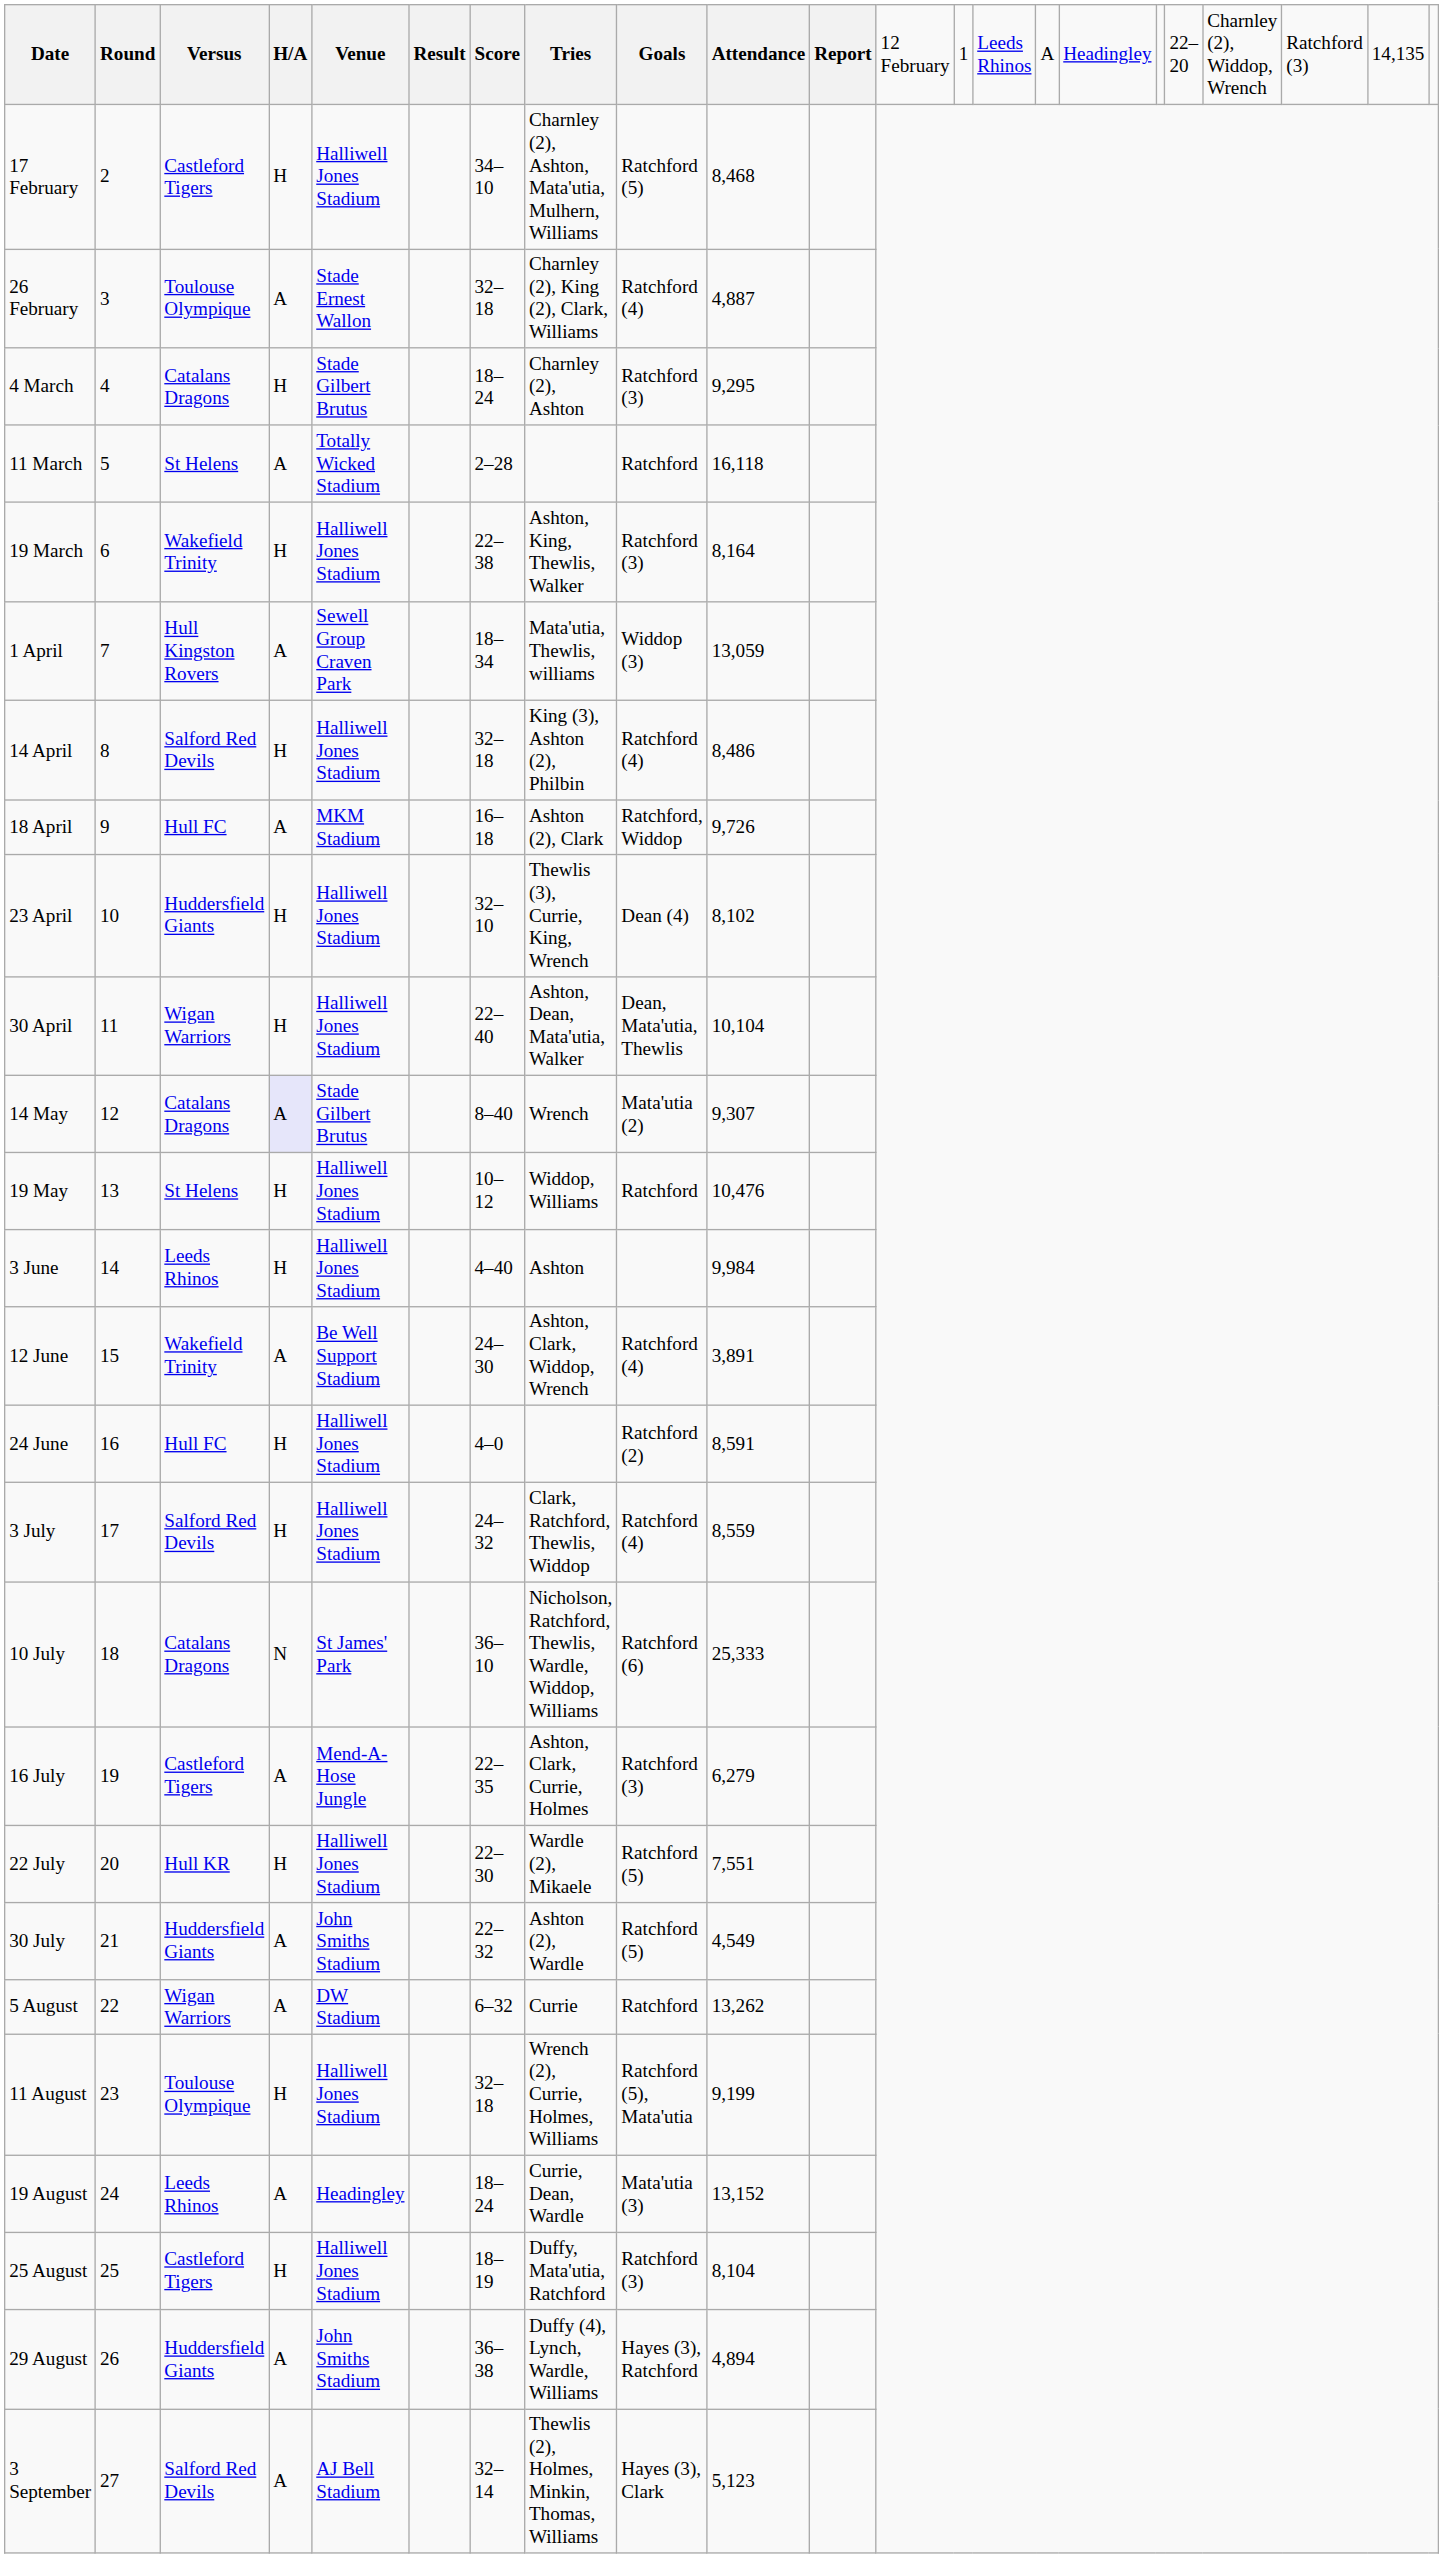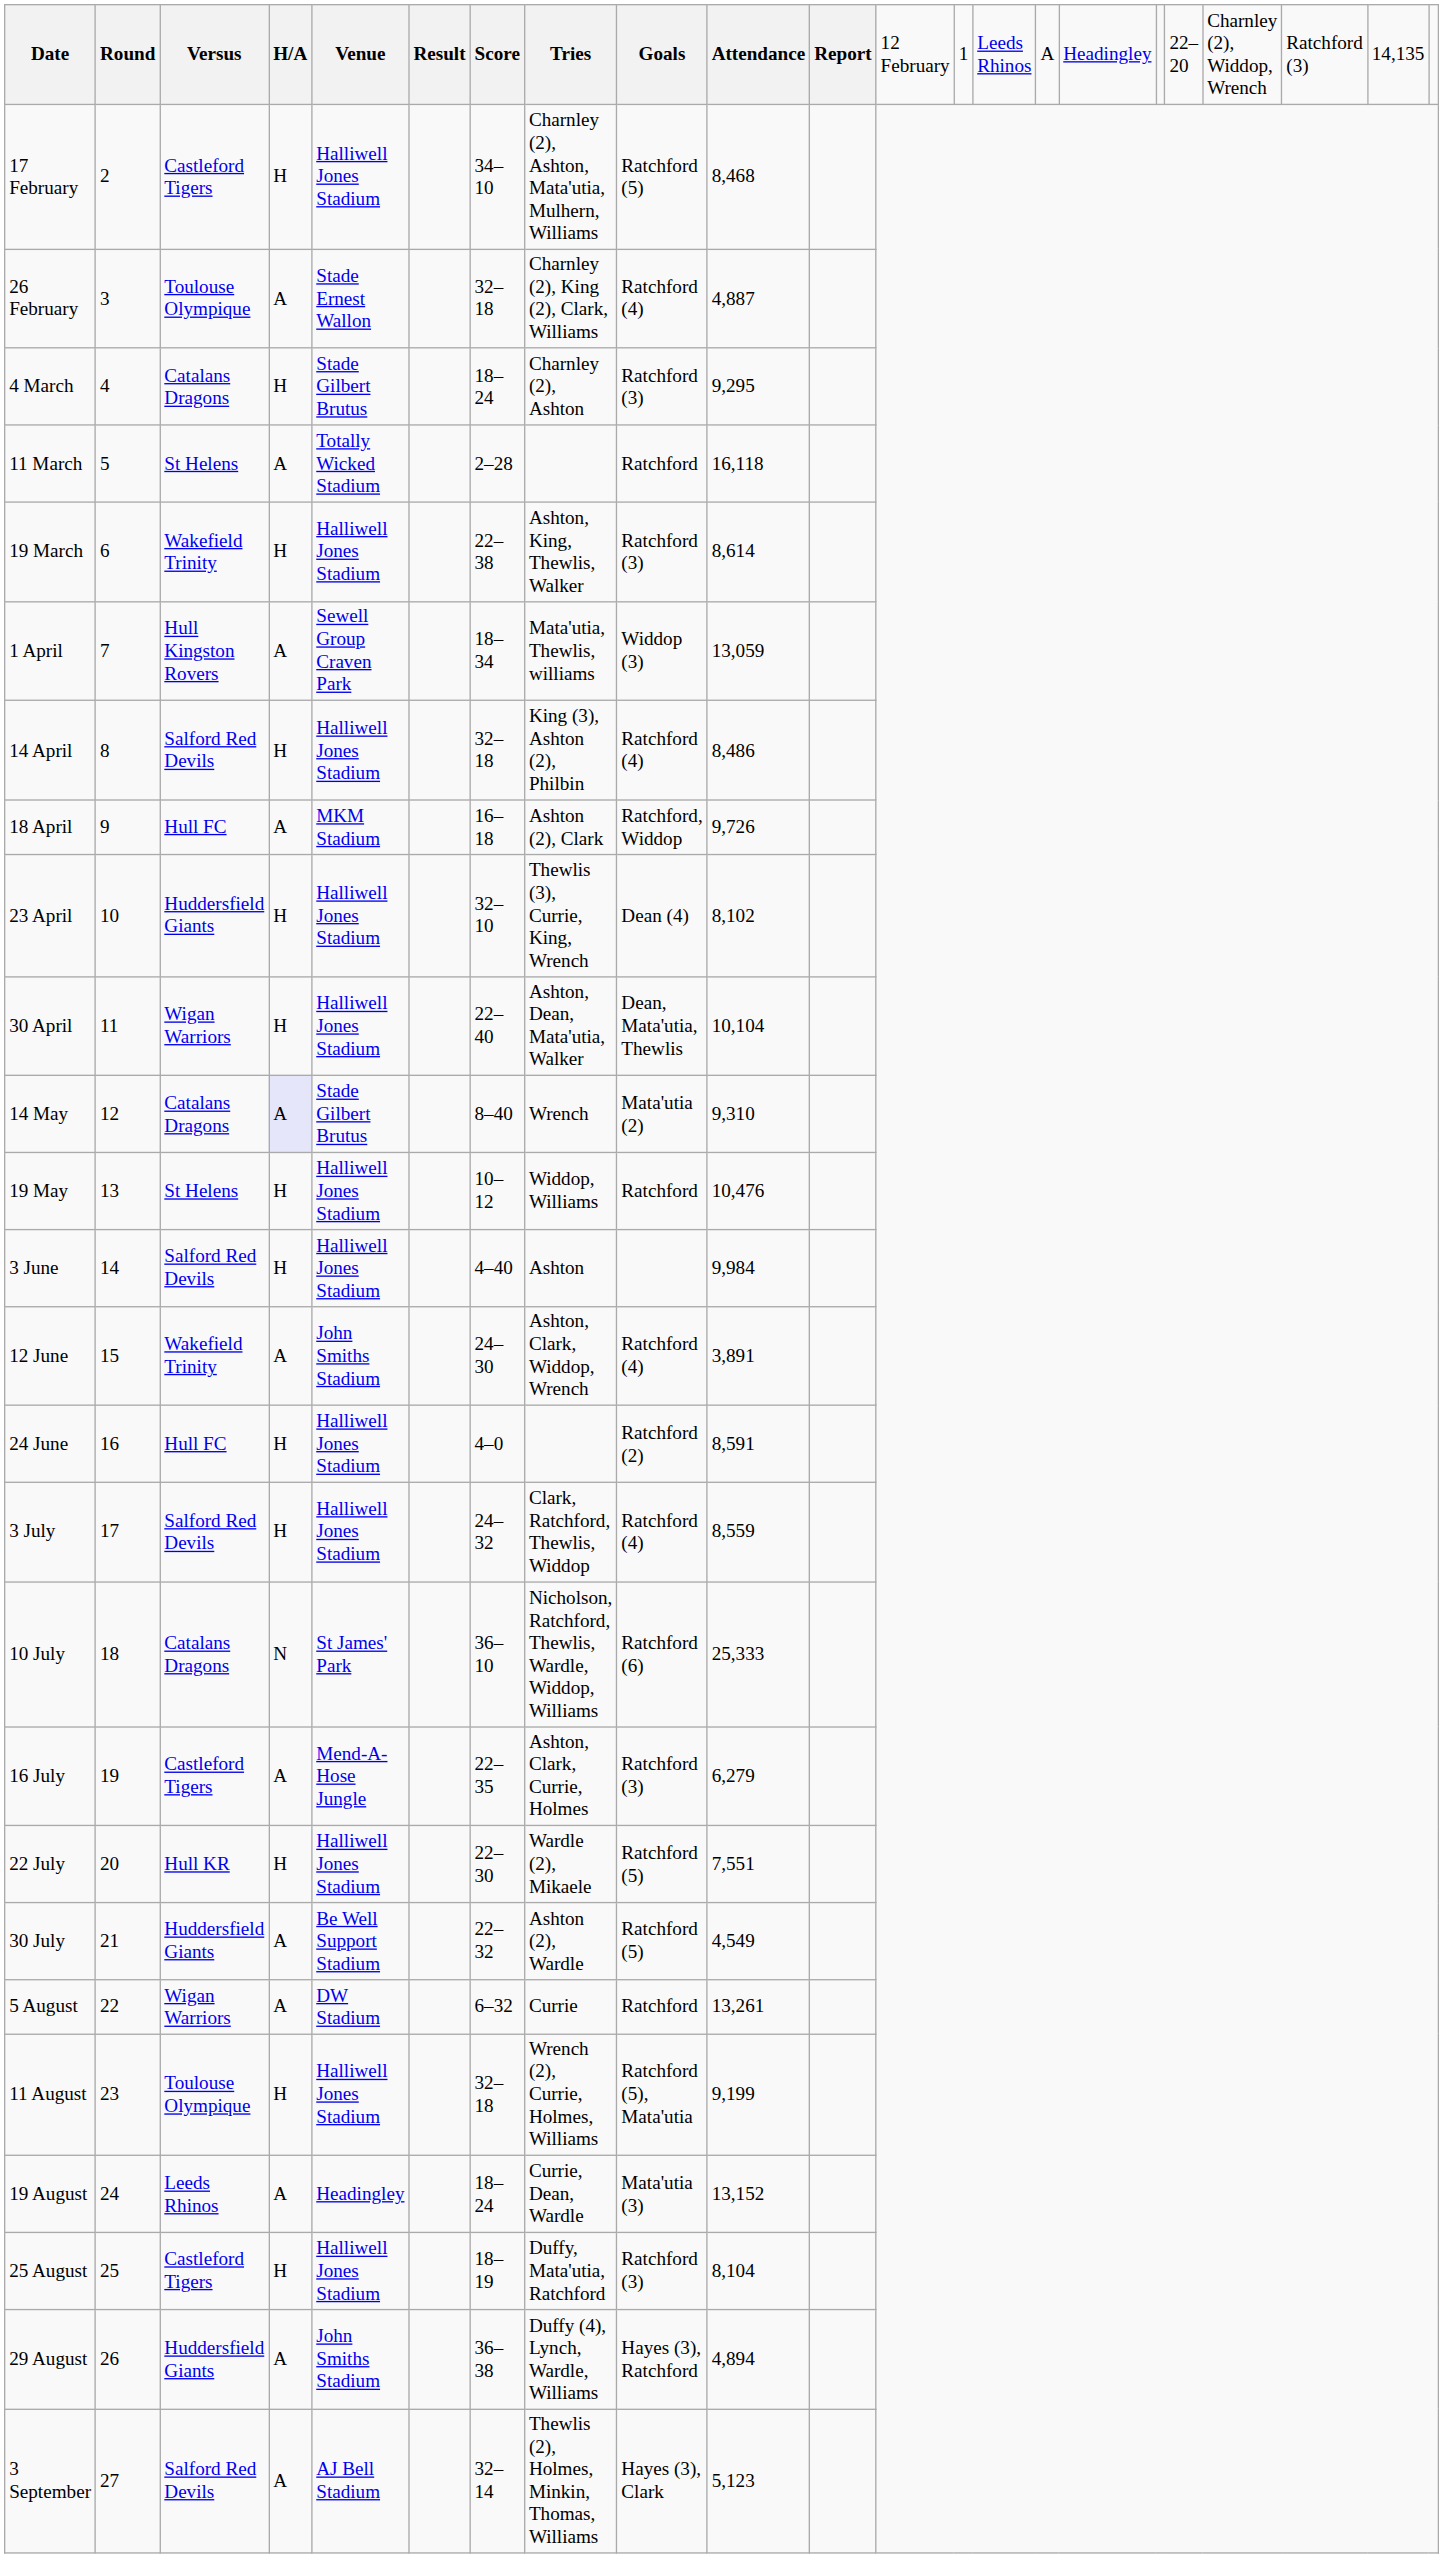(733, 551) 8,164 -> (733, 551) 8,614
(733, 1114) 9,307 -> (733, 1114) 9,310
(191, 1267) Leeds Rhinos -> (210, 1267) Salford Red Devils
(348, 1356) Be Well Support Stadium -> (348, 1356) John Smiths Stadium
(348, 1941) John Smiths Stadium -> (348, 1941) Be Well Support Stadium
(738, 2006) 13,262 -> (738, 2006) 13,261
